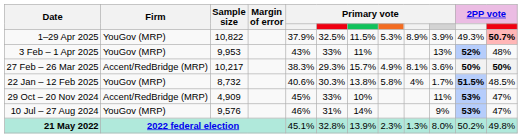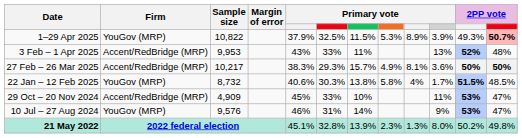(134, 52) YouGov (MRP) -> (155, 52) Accent/RedBridge (MRP)
